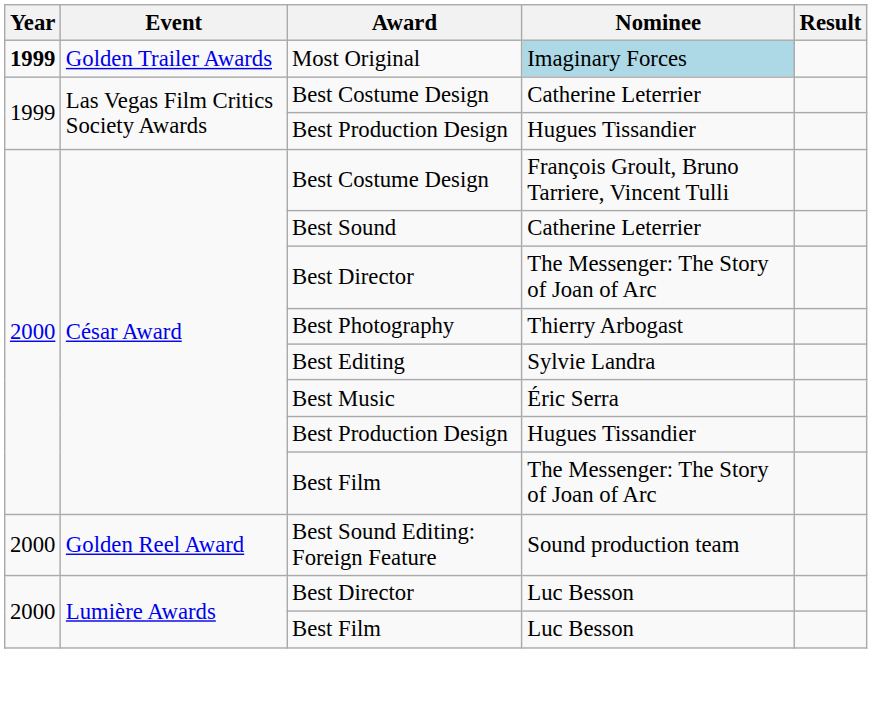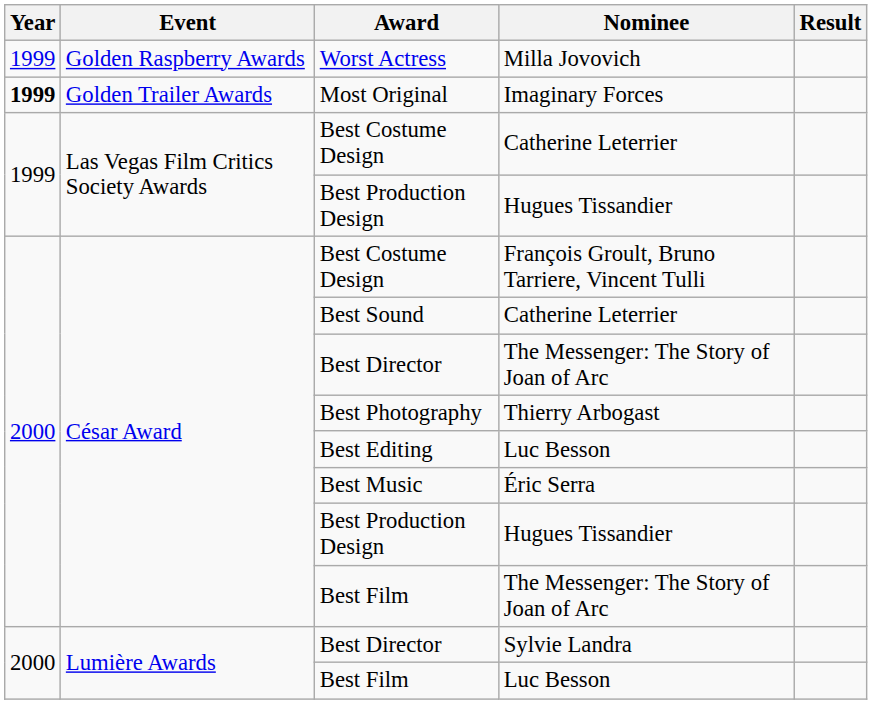+ row: (185, 58)
(607, 58) lightblue background -> (584, 94) no background
(591, 361) Sylvie Landra -> (557, 449) Luc Besson
- row: (155, 544)
(581, 593) Luc Besson -> (568, 644) Sylvie Landra
